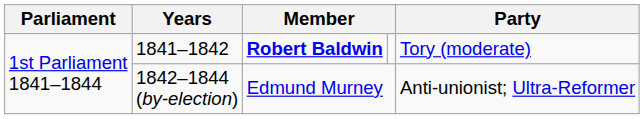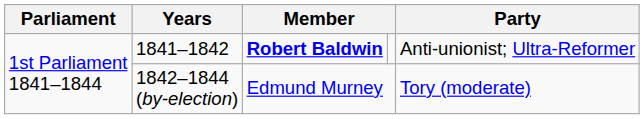(465, 48) Tory (moderate) -> (518, 48) Anti-unionist; Ultra-Reformer
(518, 88) Anti-unionist; Ultra-Reformer -> (465, 88) Tory (moderate)
